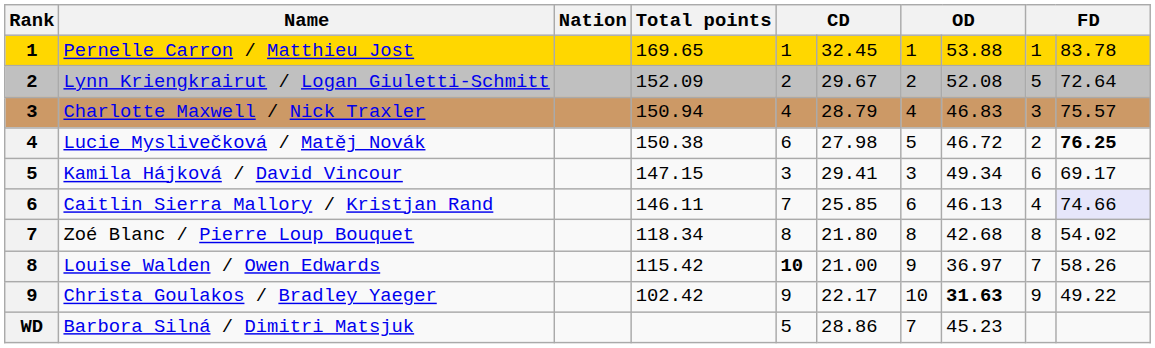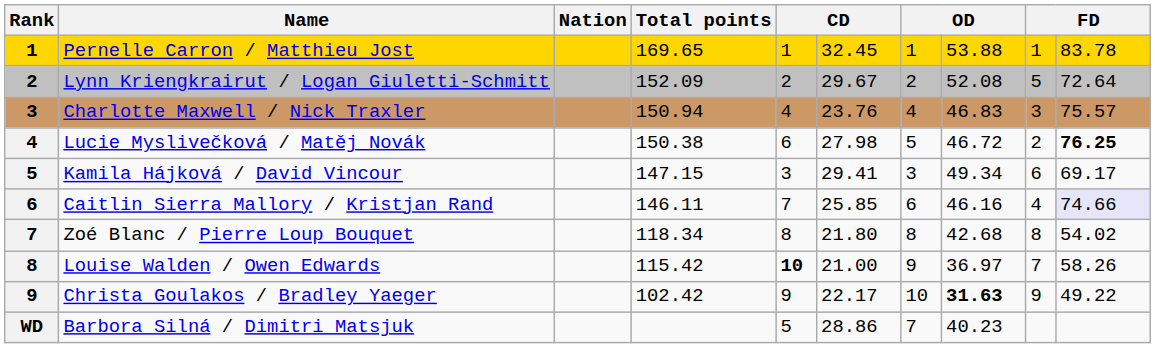(849, 112) 28.79 -> (849, 112) 23.76
(974, 204) 46.13 -> (974, 204) 46.16
(974, 327) 45.23 -> (974, 327) 40.23
